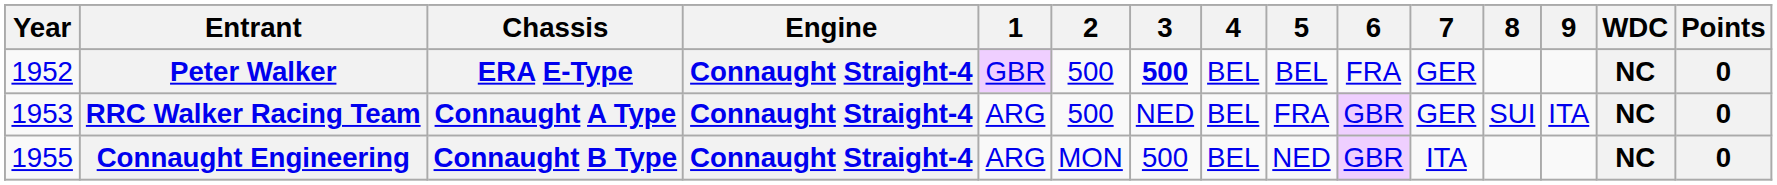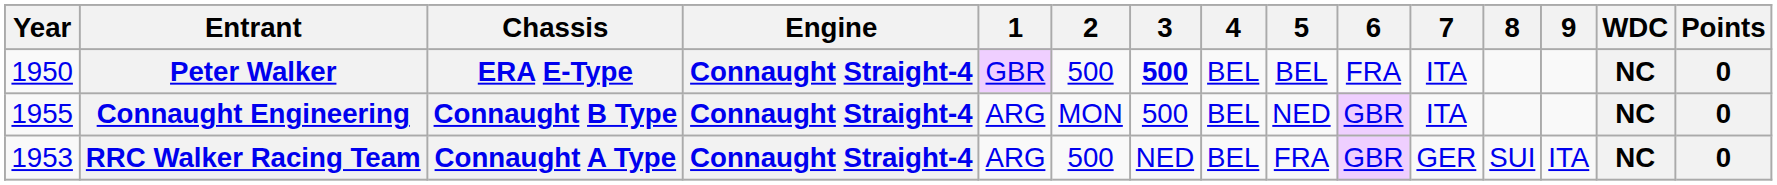(42, 71) 1952 -> (42, 71) 1950
(1446, 71) GER -> (1446, 71) ITA
rows swapped: (253, 115) <-> (253, 158)
